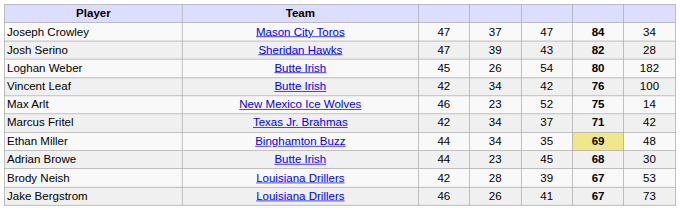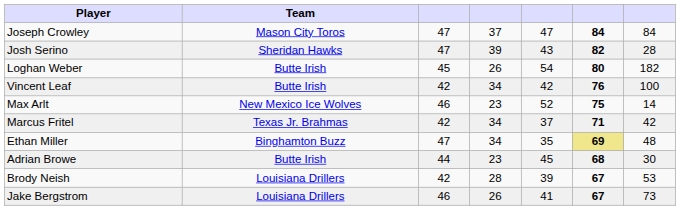(649, 31) 34 -> (649, 31) 84
(444, 141) 44 -> (444, 141) 47
